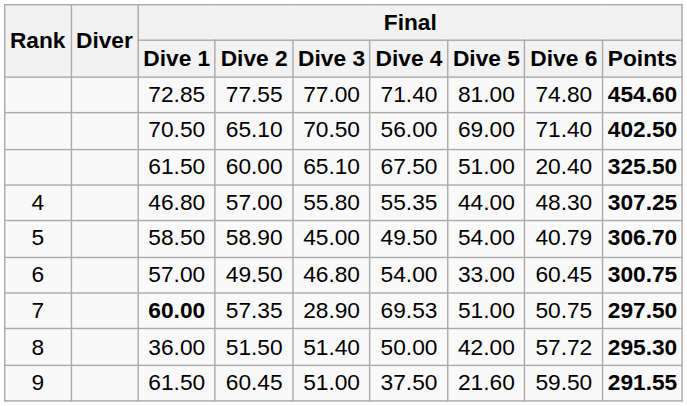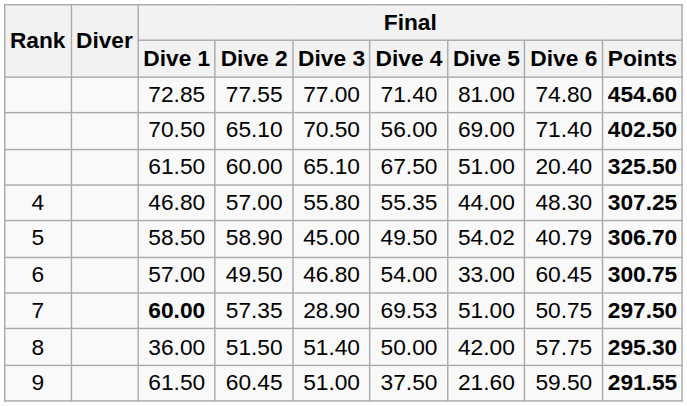(486, 238) 54.00 -> (486, 238) 54.02
(564, 346) 57.72 -> (564, 346) 57.75
